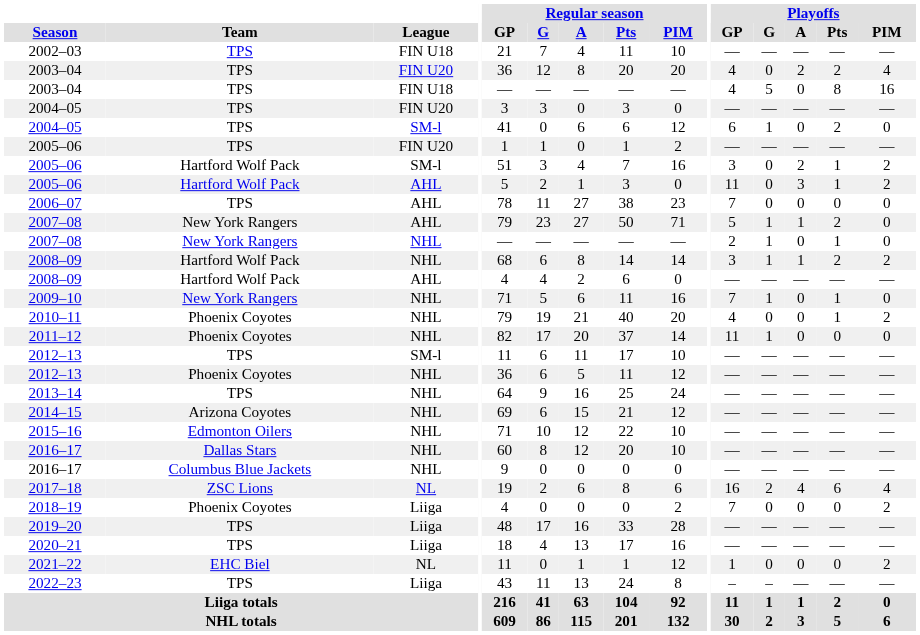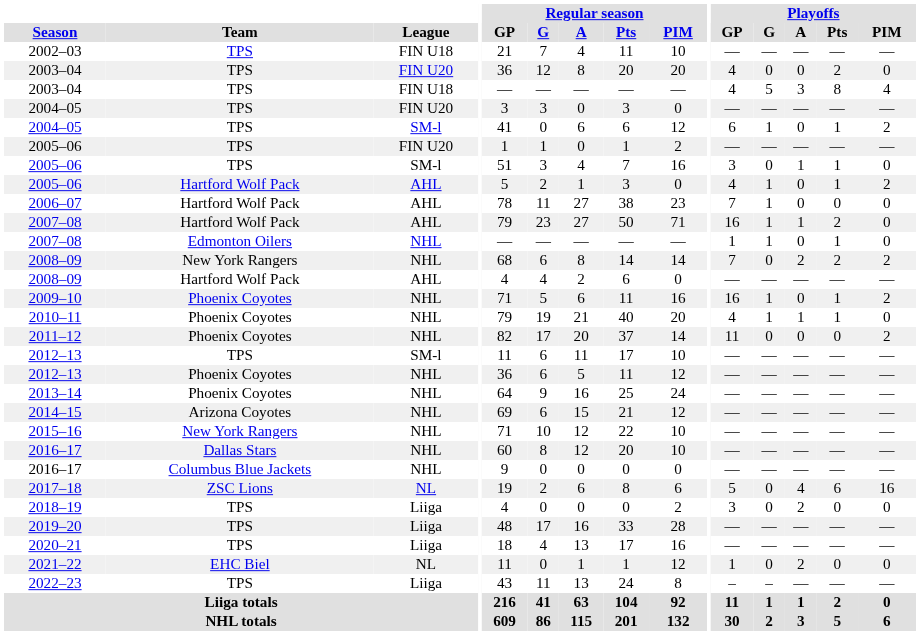(801, 70) 2 -> (801, 70) 0
(887, 70) 4 -> (887, 70) 0
(801, 89) 0 -> (801, 89) 3
(887, 89) 16 -> (887, 89) 4
(837, 127) 2 -> (837, 127) 1
(887, 127) 0 -> (887, 127) 2
(240, 165) Hartford Wolf Pack -> (240, 165) TPS
(801, 165) 2 -> (801, 165) 1
(887, 165) 2 -> (887, 165) 0
(732, 184) 11 -> (732, 184) 4
(769, 184) 0 -> (769, 184) 1
(801, 184) 3 -> (801, 184) 0
(240, 203) TPS -> (240, 203) Hartford Wolf Pack
(769, 203) 0 -> (769, 203) 1
(240, 222) New York Rangers -> (240, 222) Hartford Wolf Pack
(732, 222) 5 -> (732, 222) 16
(240, 241) New York Rangers -> (240, 241) Edmonton Oilers
(732, 241) 2 -> (732, 241) 1
(240, 260) Hartford Wolf Pack -> (240, 260) New York Rangers
(732, 260) 3 -> (732, 260) 7
(769, 260) 1 -> (769, 260) 0
(801, 260) 1 -> (801, 260) 2
(240, 298) New York Rangers -> (240, 298) Phoenix Coyotes
(732, 298) 7 -> (732, 298) 16
(887, 298) 0 -> (887, 298) 2
(769, 317) 0 -> (769, 317) 1
(801, 317) 0 -> (801, 317) 1
(887, 317) 2 -> (887, 317) 0
(769, 336) 1 -> (769, 336) 0
(887, 336) 0 -> (887, 336) 2
(240, 393) TPS -> (240, 393) Phoenix Coyotes
(240, 431) Edmonton Oilers -> (240, 431) New York Rangers
(732, 488) 16 -> (732, 488) 5
(769, 488) 2 -> (769, 488) 0
(887, 488) 4 -> (887, 488) 16
(240, 507) Phoenix Coyotes -> (240, 507) TPS
(732, 507) 7 -> (732, 507) 3
(801, 507) 0 -> (801, 507) 2
(887, 507) 2 -> (887, 507) 0
(801, 564) 0 -> (801, 564) 2
(887, 564) 2 -> (887, 564) 0
